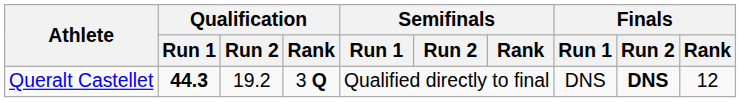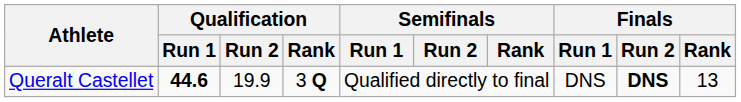(189, 81) 44.3 -> (189, 81) 44.6
(252, 81) 19.2 -> (252, 81) 19.9
(707, 81) 12 -> (707, 81) 13
